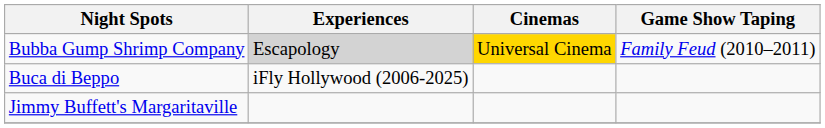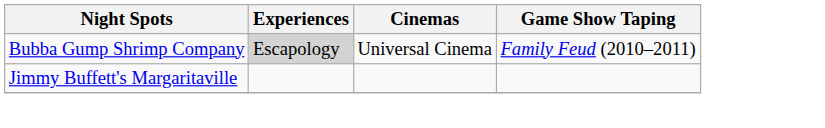(544, 48) gold background -> (425, 48) no background
- row: (64, 78)
